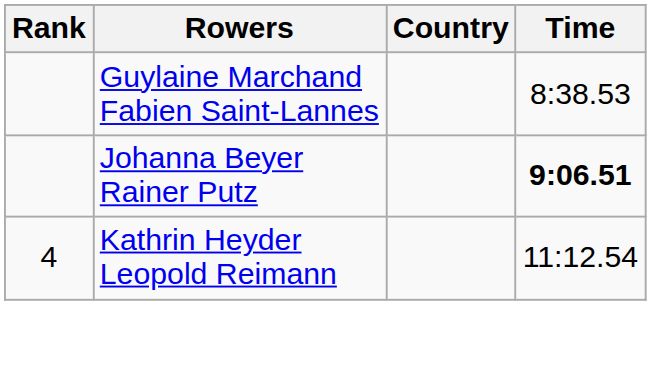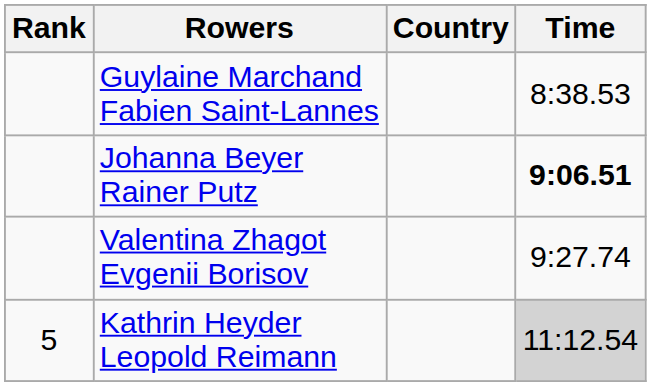+ row: (213, 257)
(49, 257) 4 -> (49, 339) 5
(580, 257) no background -> (580, 339) lightgrey background
